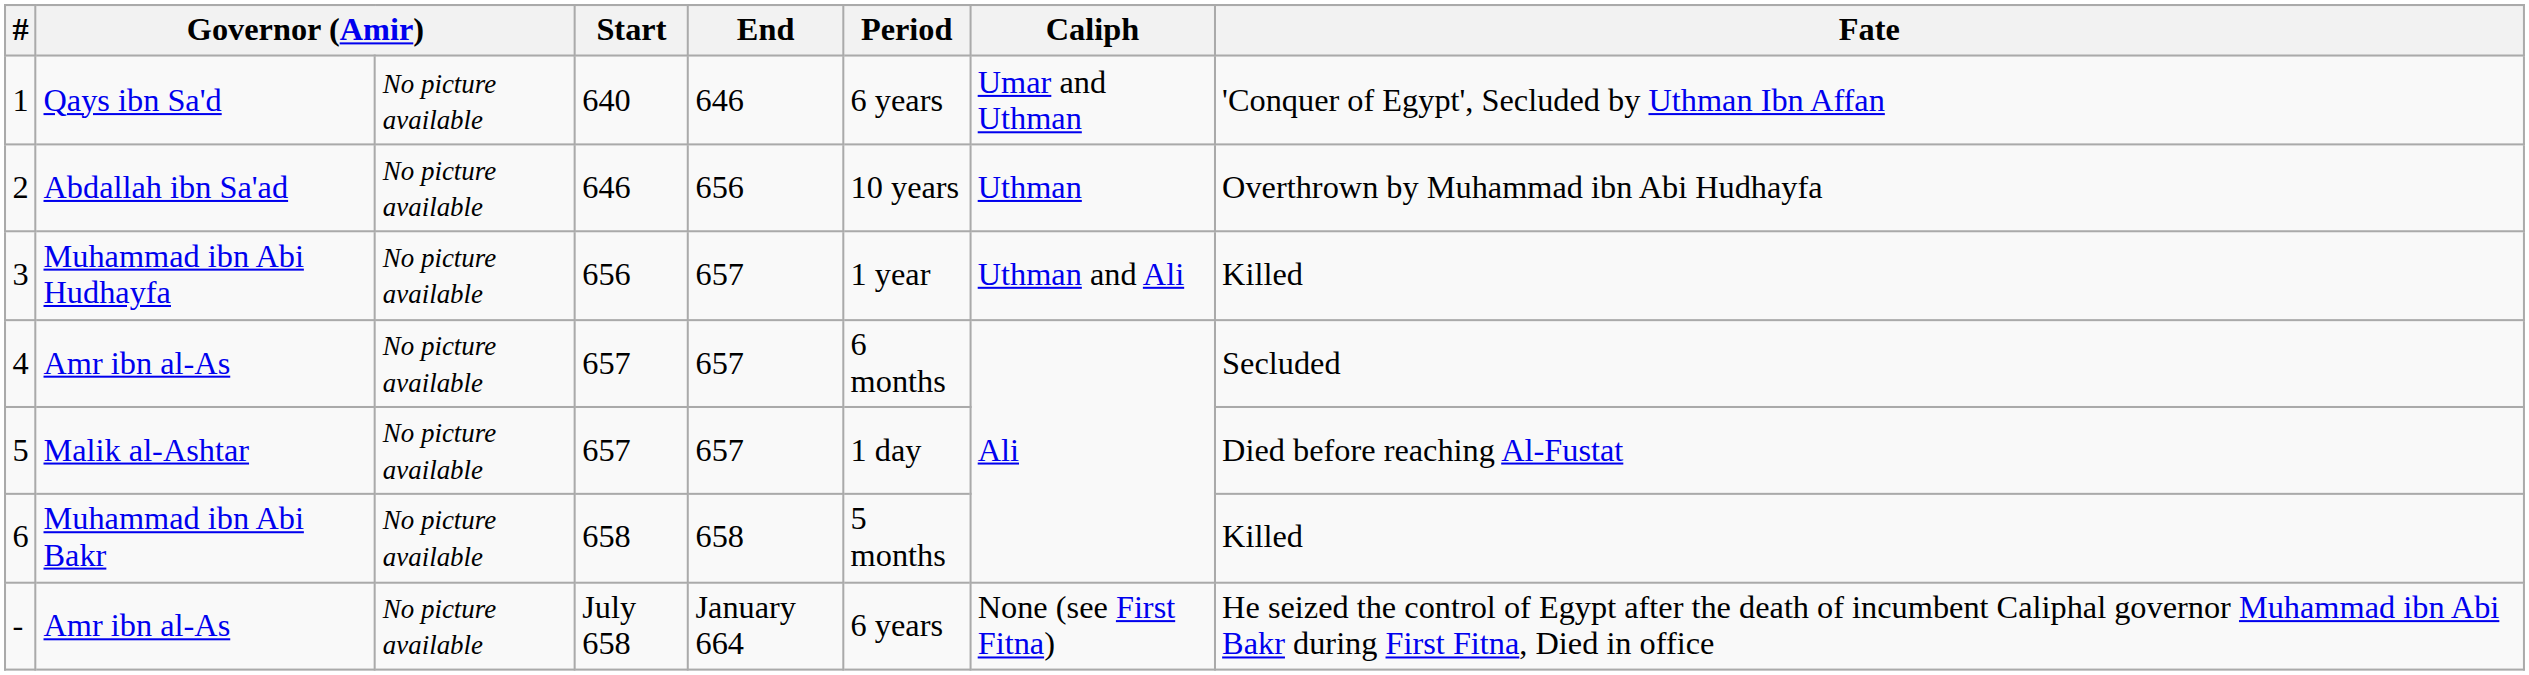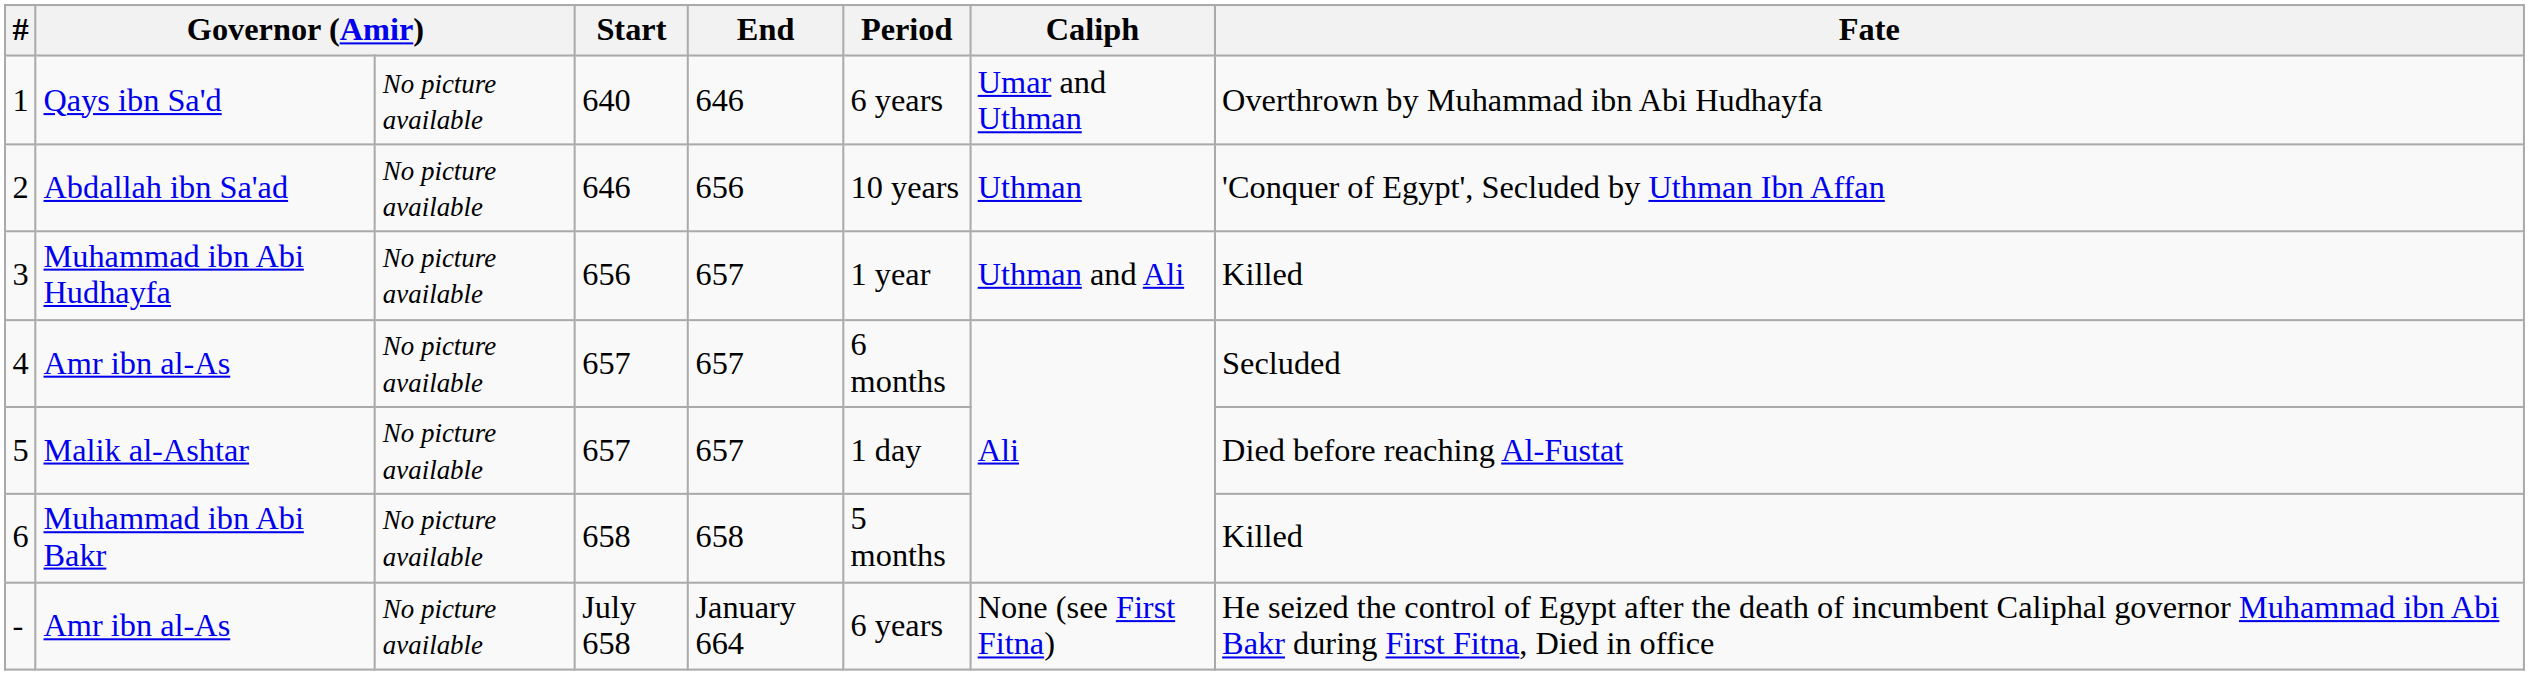(1553, 99) 'Conquer of Egypt', Secluded by Uthman Ibn Affan -> (1522, 99) Overthrown by Muhammad ibn Abi Hudhayfa
(1522, 187) Overthrown by Muhammad ibn Abi Hudhayfa -> (1553, 187) 'Conquer of Egypt', Secluded by Uthman Ibn Affan
